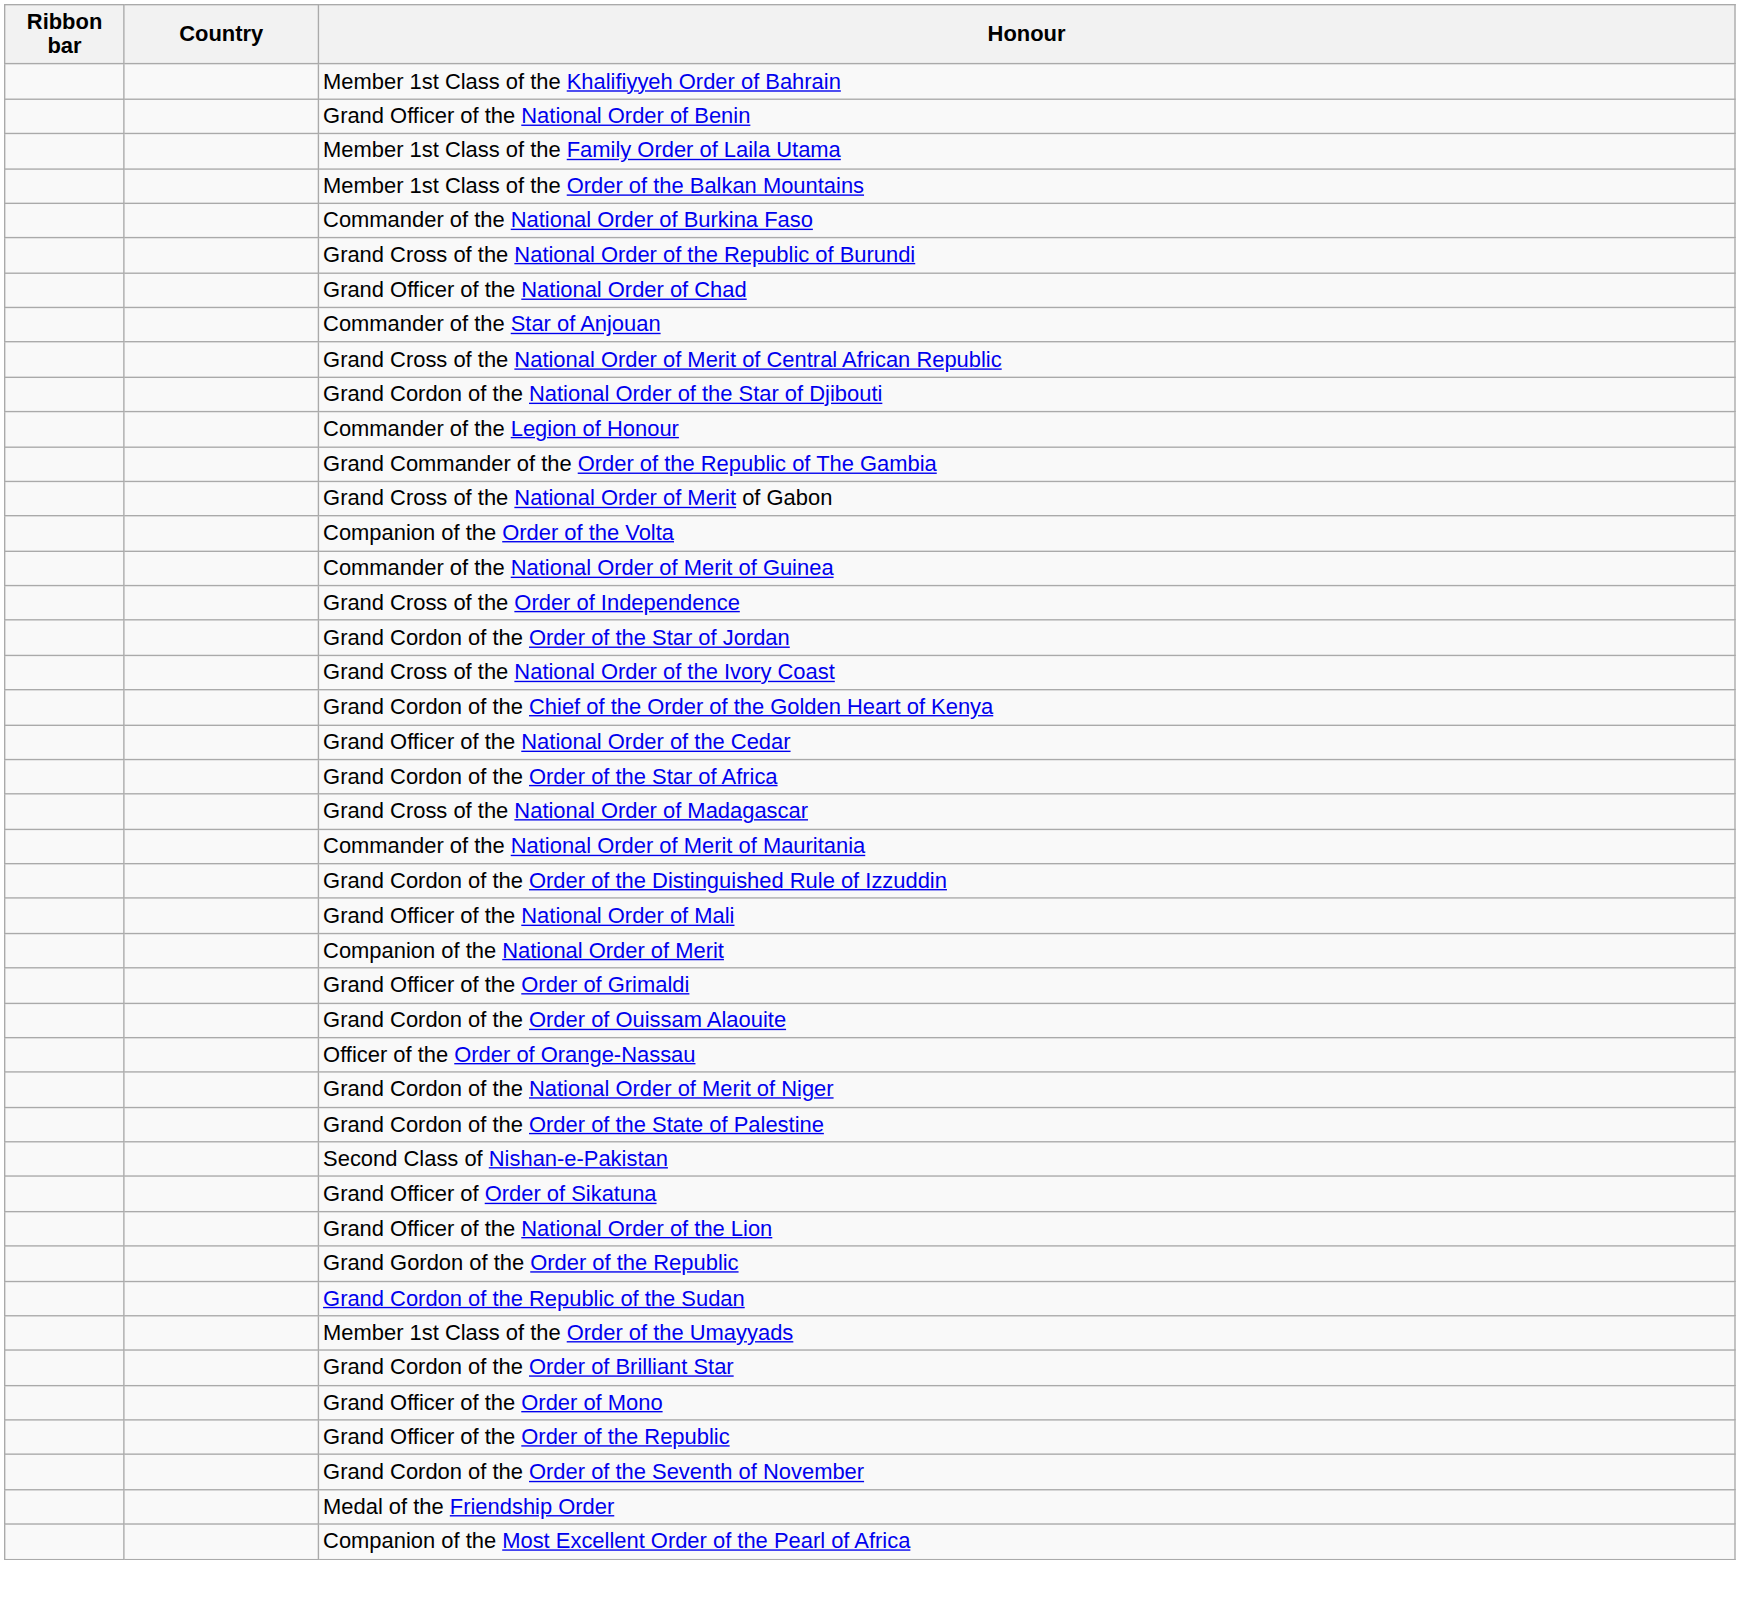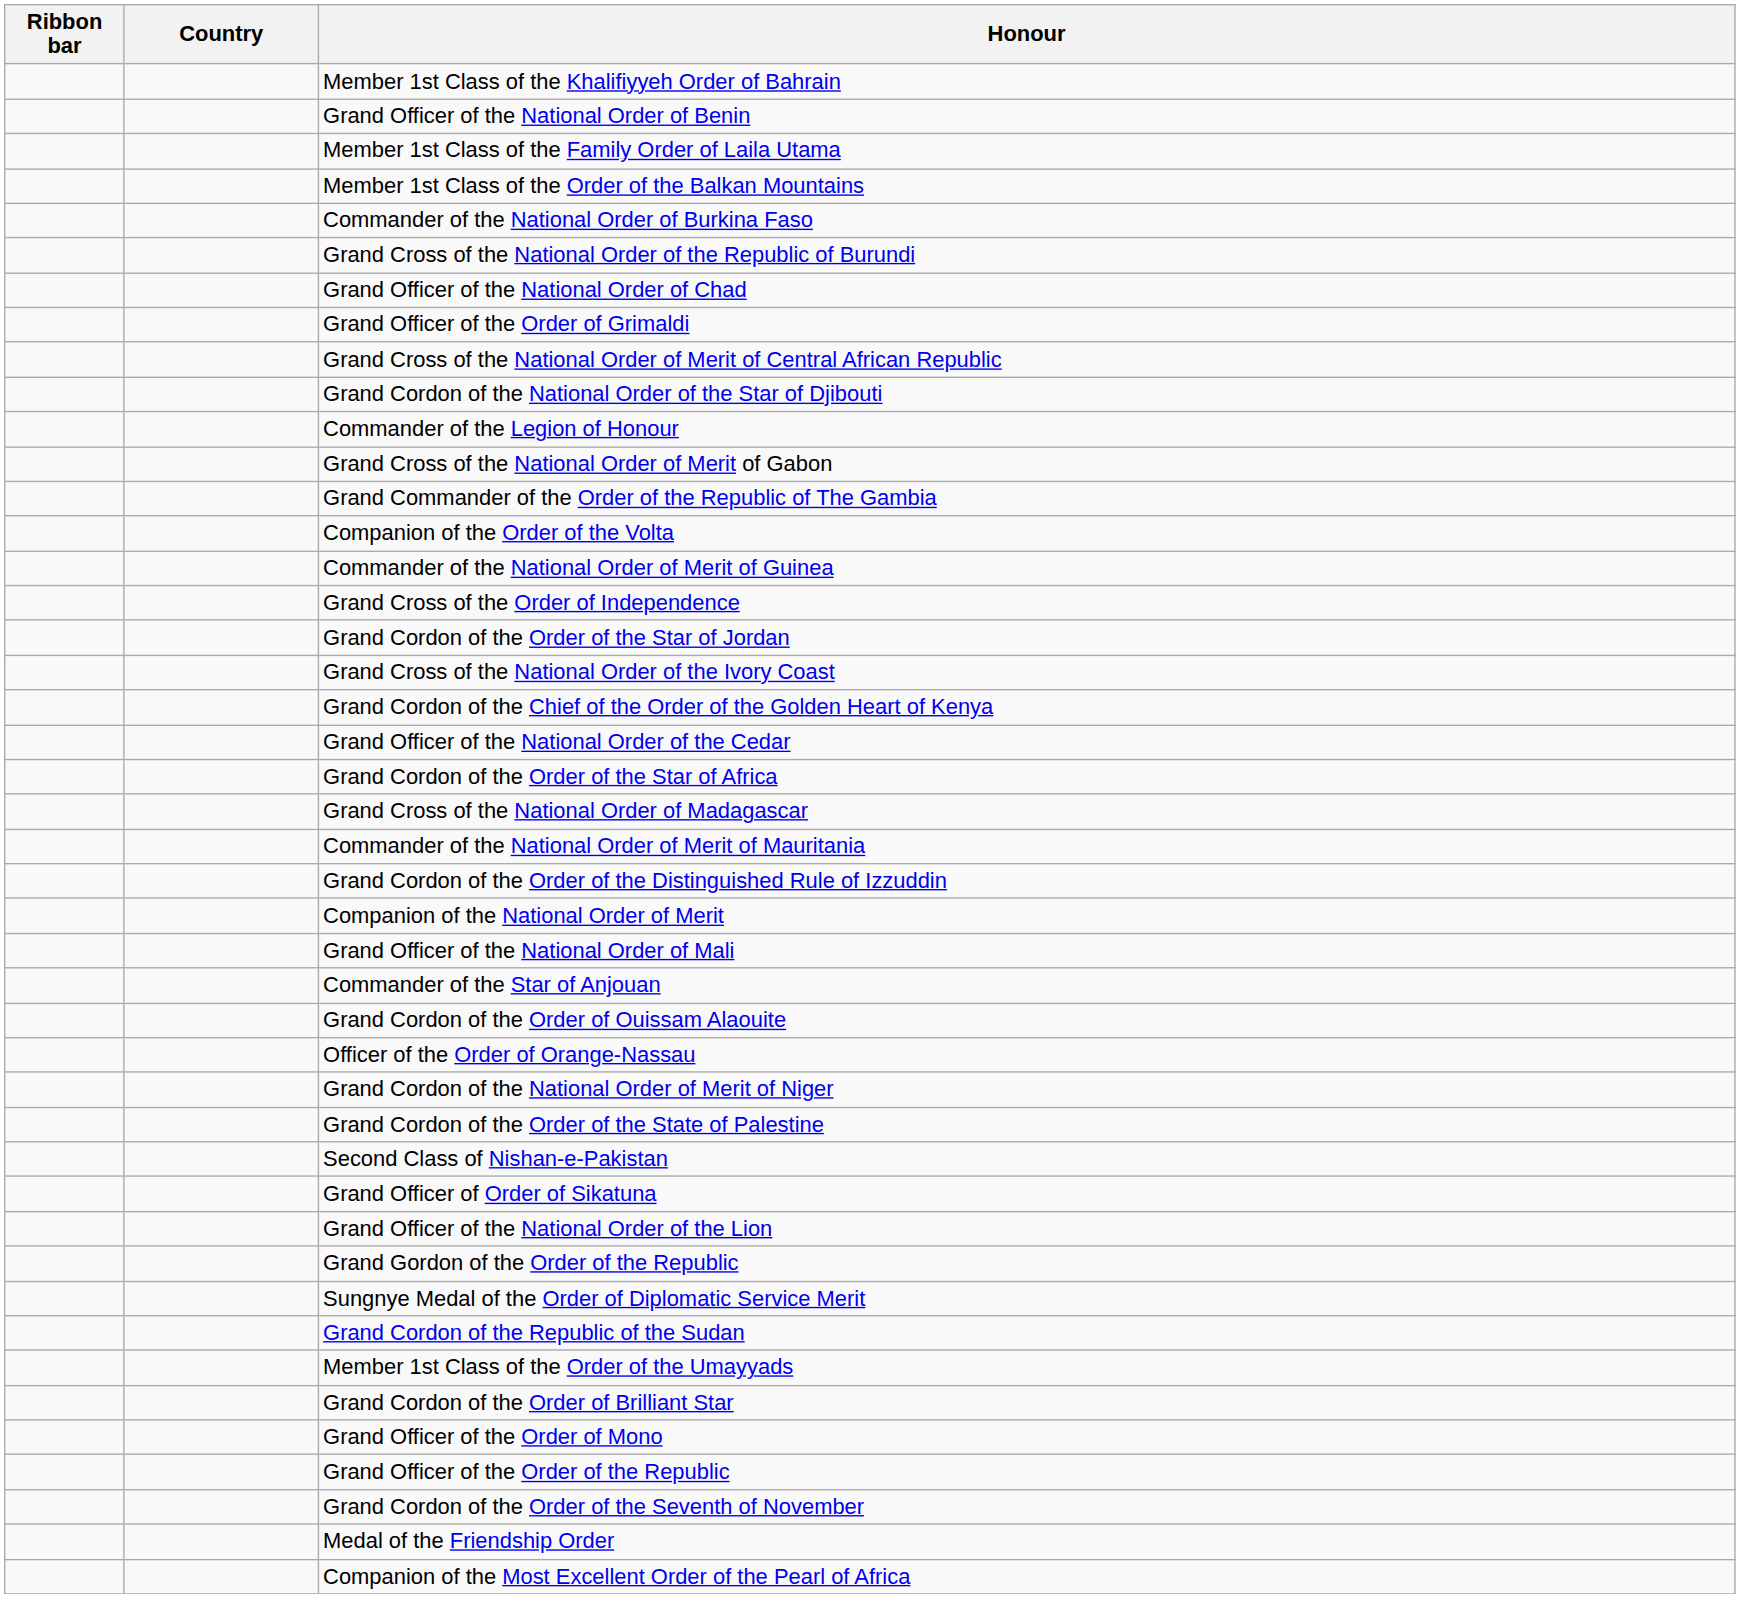rows swapped: (492, 324) <-> (506, 985)
rows swapped: (578, 498) <-> (630, 463)
rows swapped: (529, 915) <-> (524, 950)
+ row: (594, 1298)
